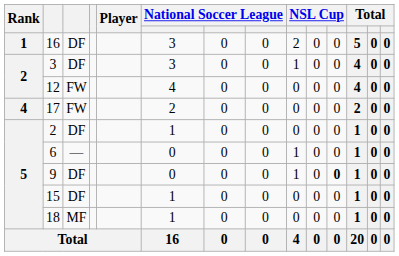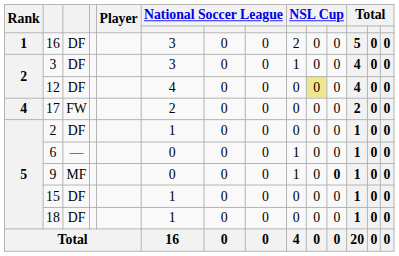(76, 87) FW -> (76, 87) DF
(317, 87) no background -> (317, 87) khaki background
(76, 174) DF -> (76, 174) MF
(76, 218) MF -> (76, 218) DF
